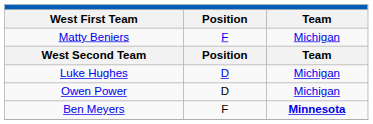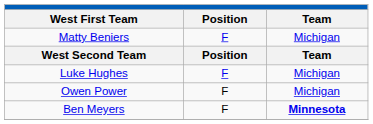(225, 73) D -> (225, 73) F
(225, 92) D -> (225, 92) F
